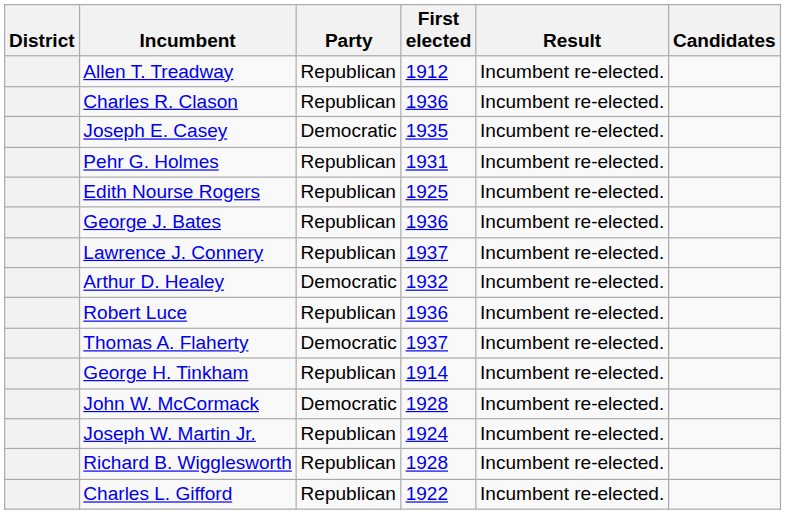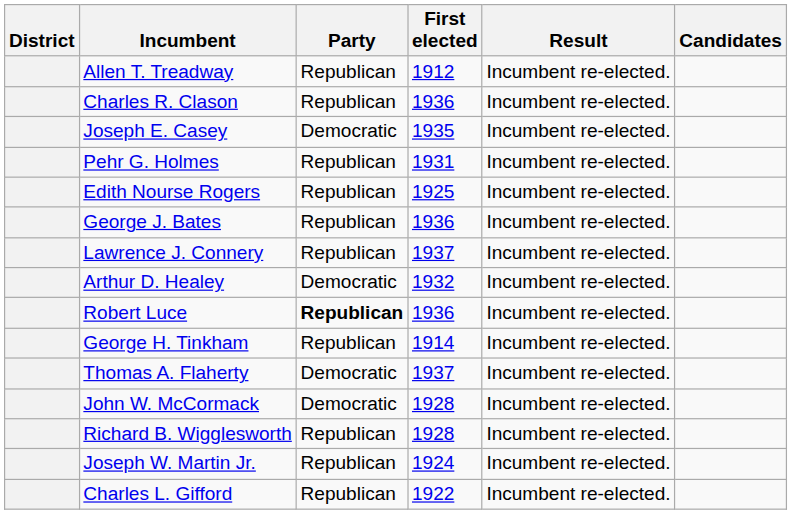(348, 312) normal -> (352, 312) bold
rows swapped: (166, 373) <-> (166, 342)
rows swapped: (188, 463) <-> (170, 433)
